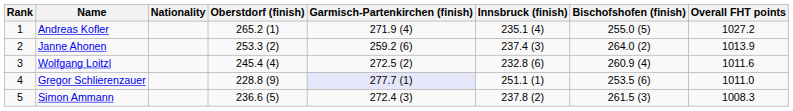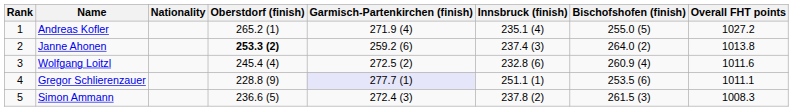(258, 47) normal -> (258, 47) bold
(738, 47) 1013.9 -> (738, 47) 1013.8
(738, 81) 1011.0 -> (738, 81) 1011.1
